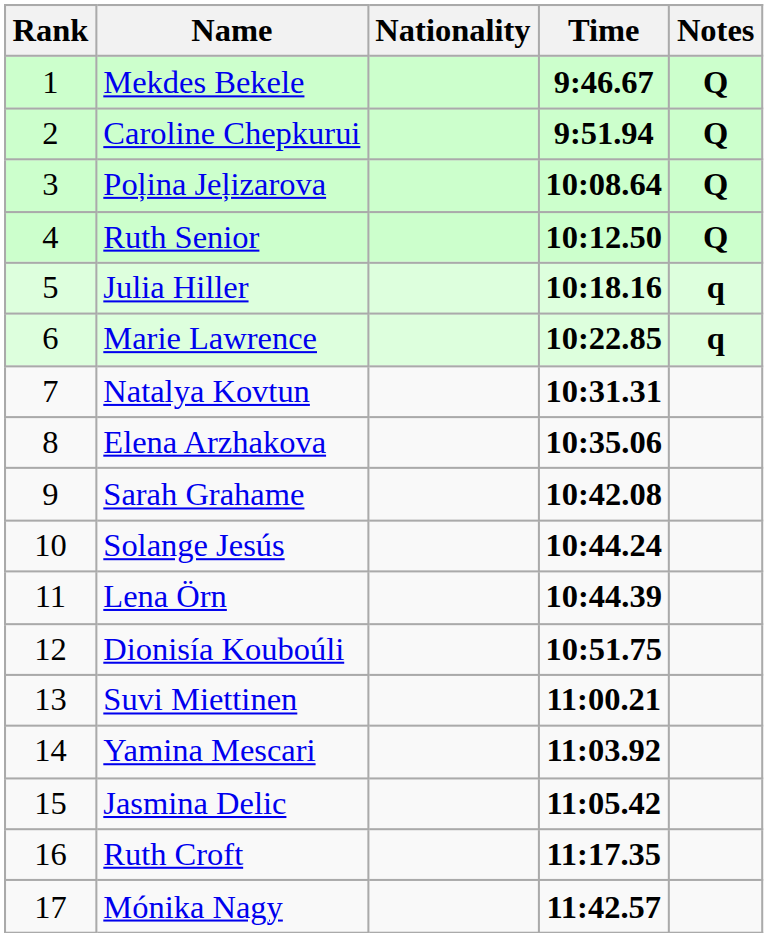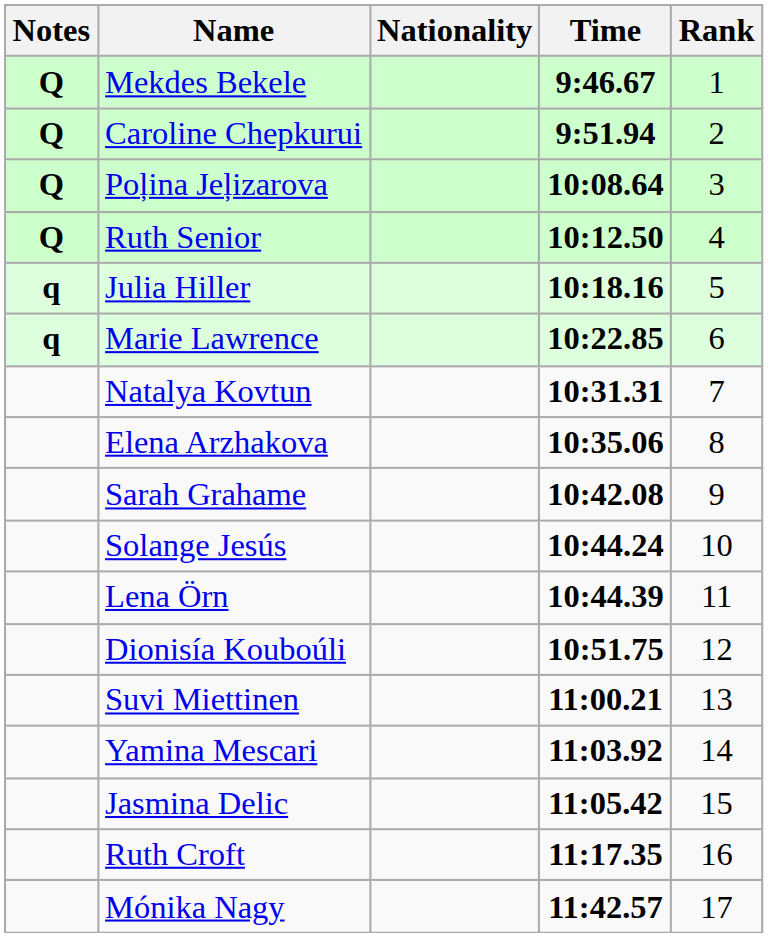columns swapped: (50, 30) <-> (716, 30)
